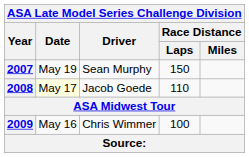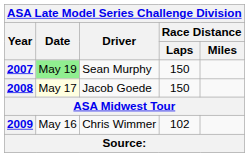(58, 69) no background -> (58, 69) lightgreen background
(180, 87) 110 -> (180, 87) 150
(180, 124) 100 -> (180, 124) 102
